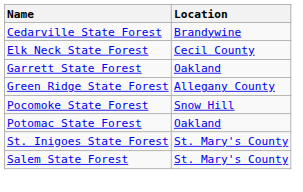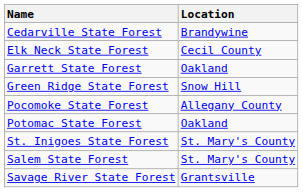(224, 86) Allegany County -> (211, 86) Snow Hill
(204, 105) Snow Hill -> (231, 105) Allegany County
+ row: (91, 178)
